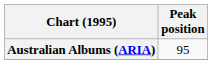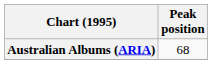(183, 49) 95 -> (183, 49) 68
